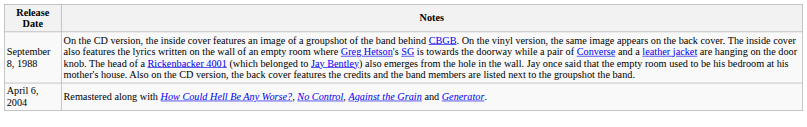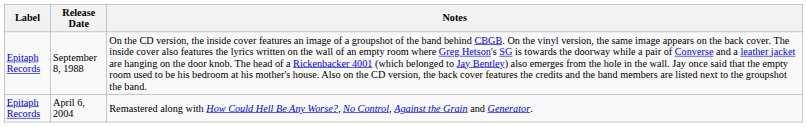+ column: (27, 18)
